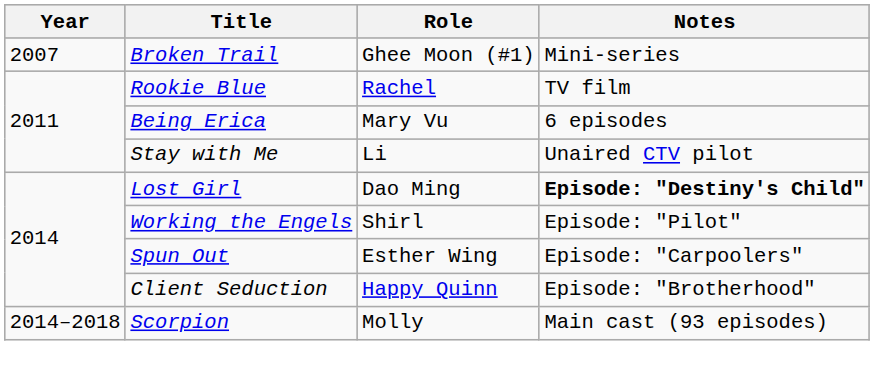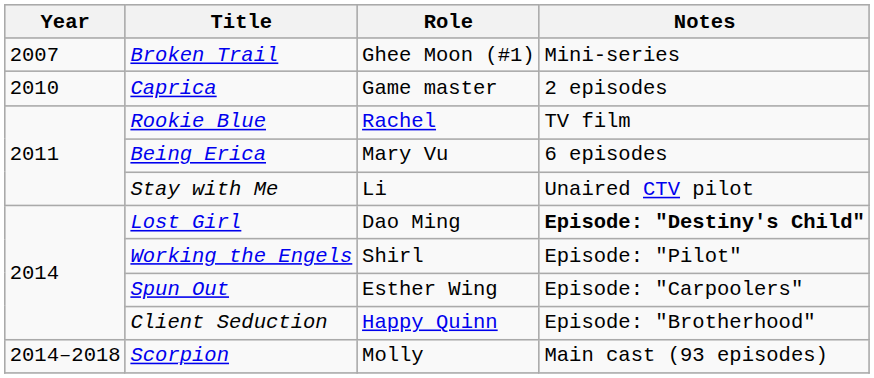+ row: (174, 88)
